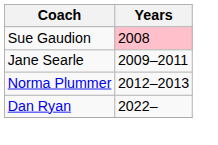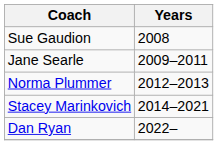(134, 38) pink background -> (154, 38) no background
+ row: (69, 106)
